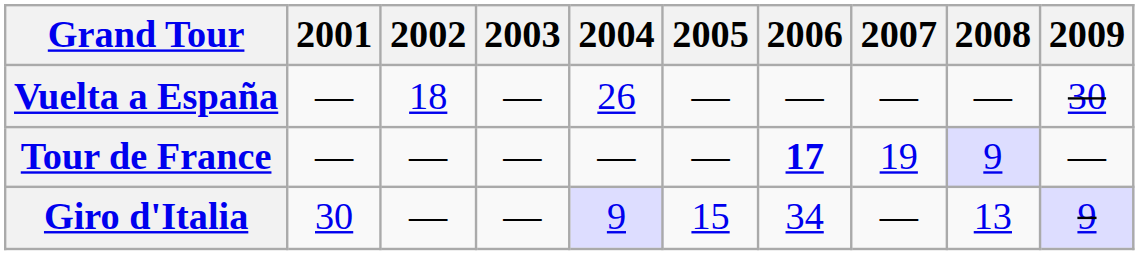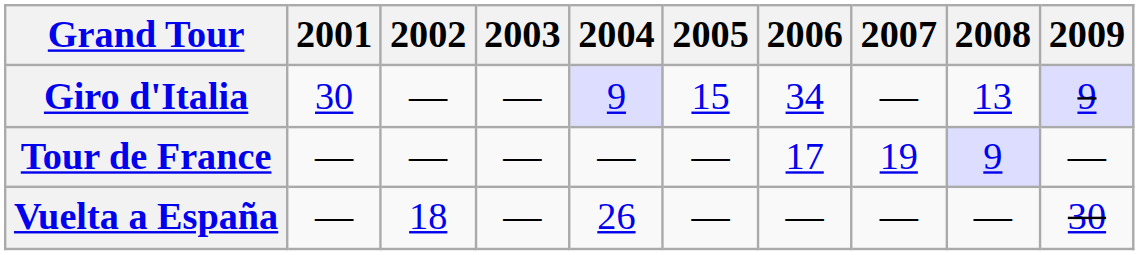rows swapped: (146, 216) <-> (146, 95)
(805, 156) bold -> (805, 156) normal
